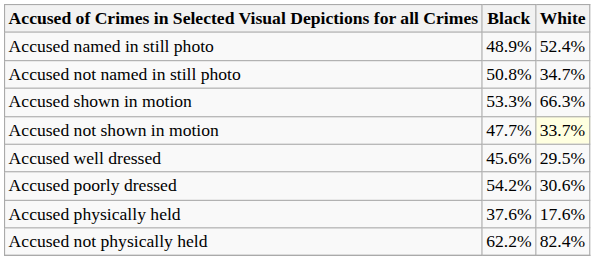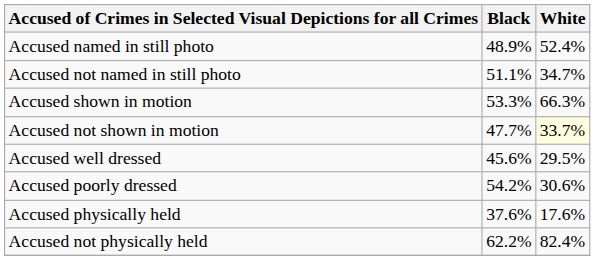(509, 74) 50.8% -> (509, 74) 51.1%
